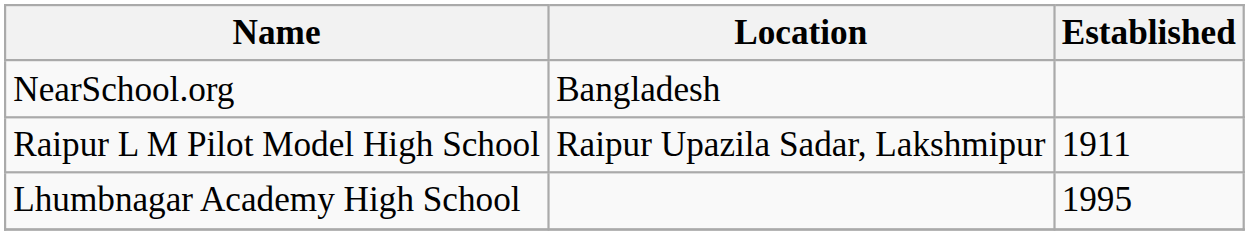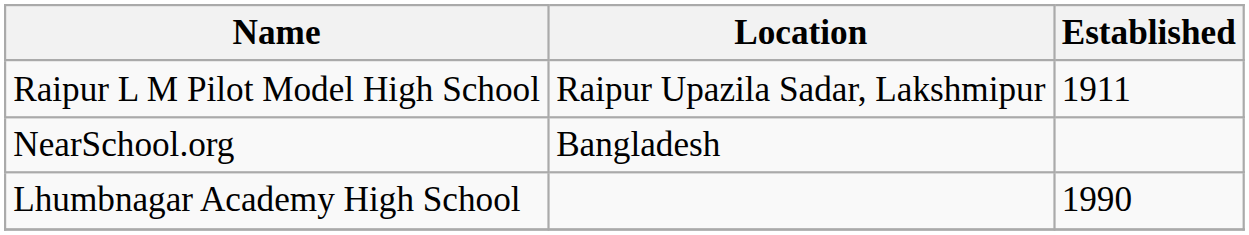rows swapped: (124, 88) <-> (277, 144)
(1097, 199) 1995 -> (1097, 199) 1990
